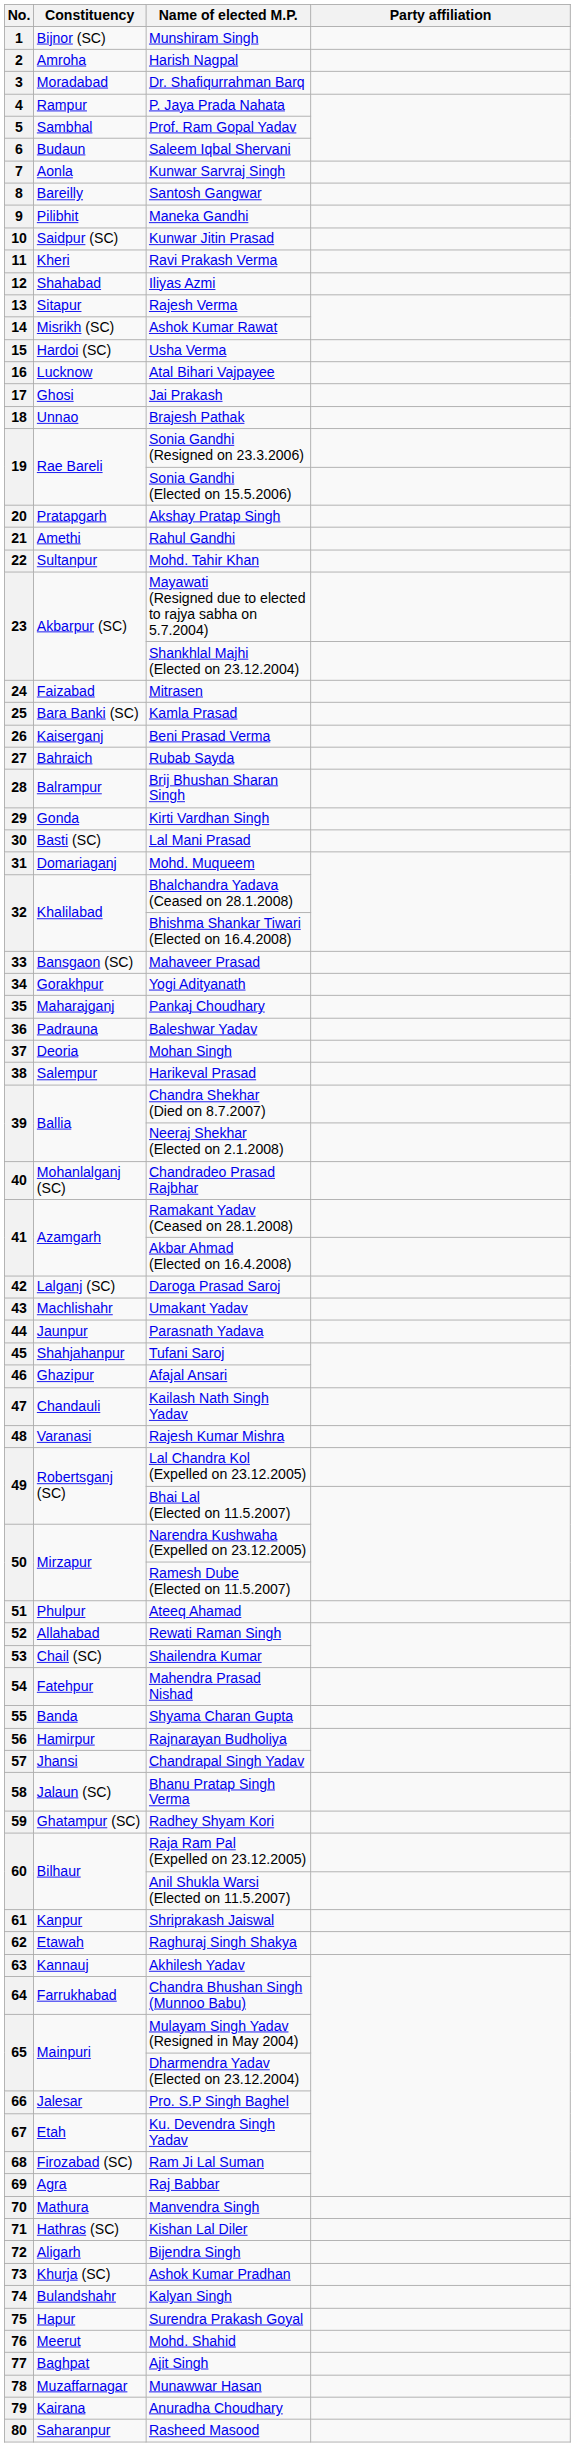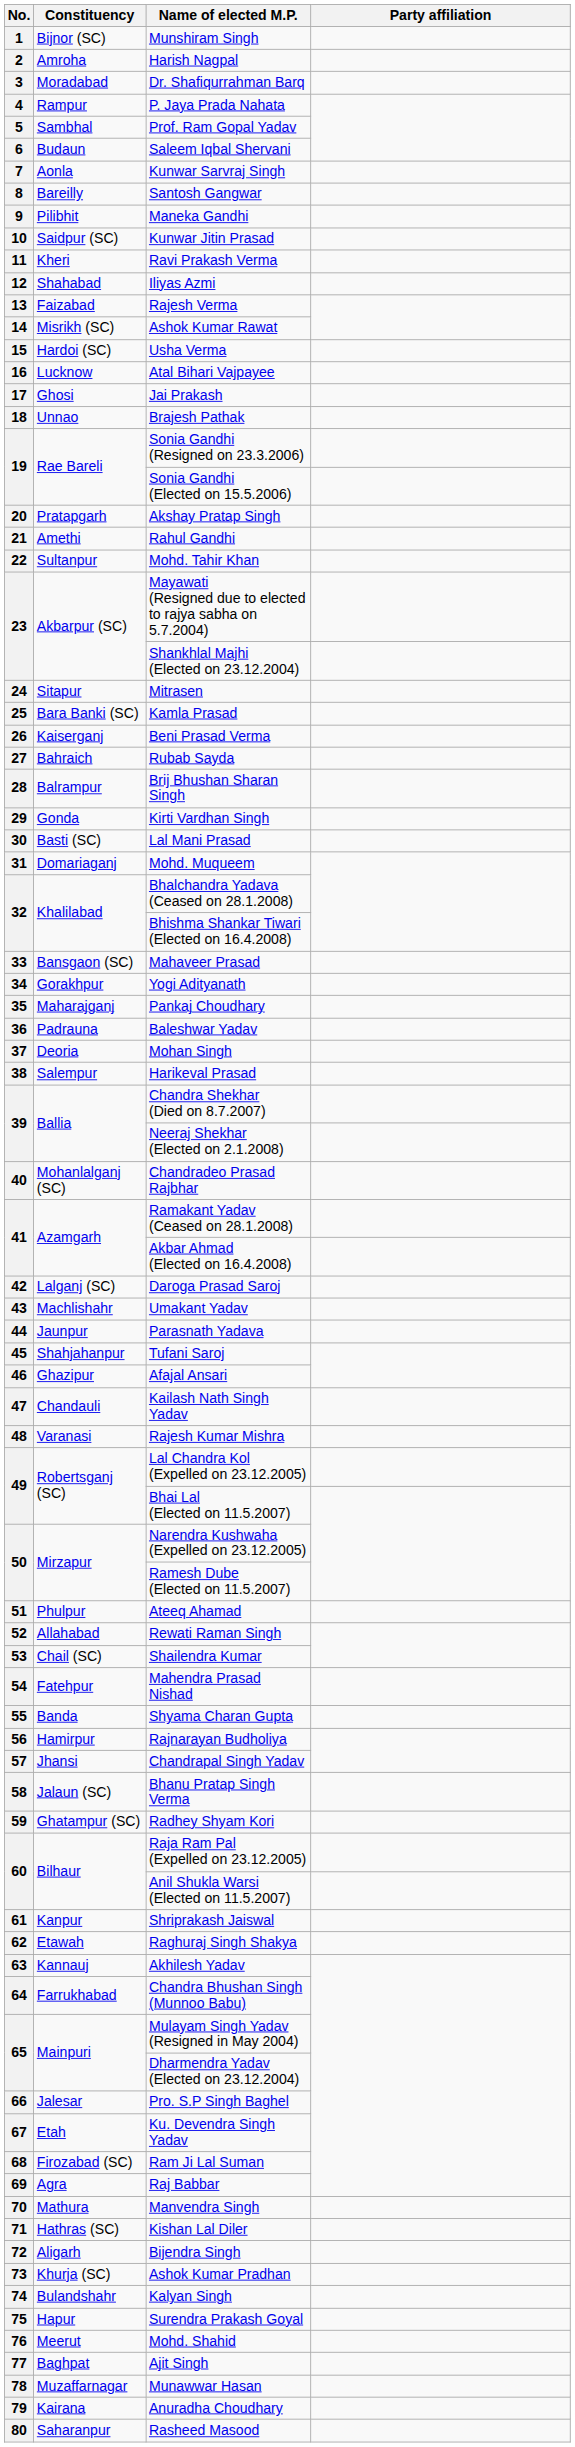(59, 305) Sitapur -> (66, 305) Faizabad
(66, 691) Faizabad -> (59, 691) Sitapur
